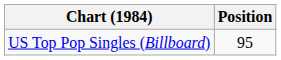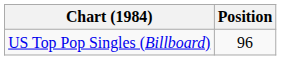(245, 42) 95 -> (245, 42) 96
